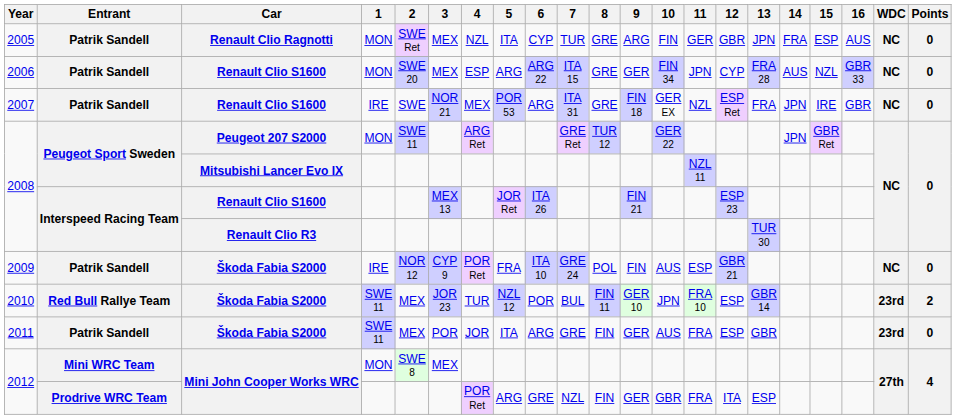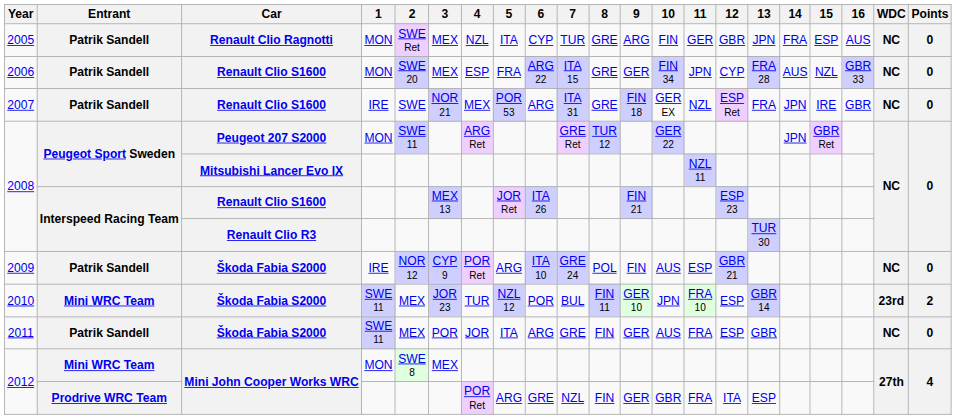(509, 73) ARG -> (509, 73) FRA
(509, 268) FRA -> (509, 268) ARG
(109, 301) Red Bull Rallye Team -> (109, 301) Mini WRC Team
(891, 333) 23rd -> (891, 333) NC
